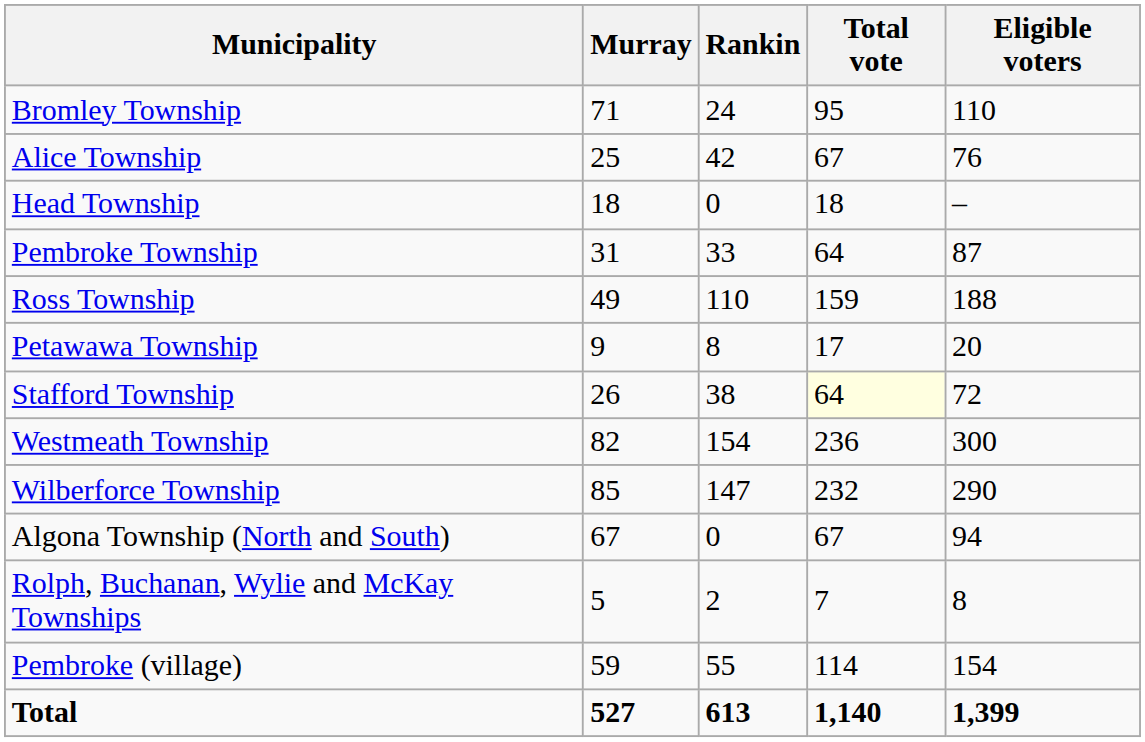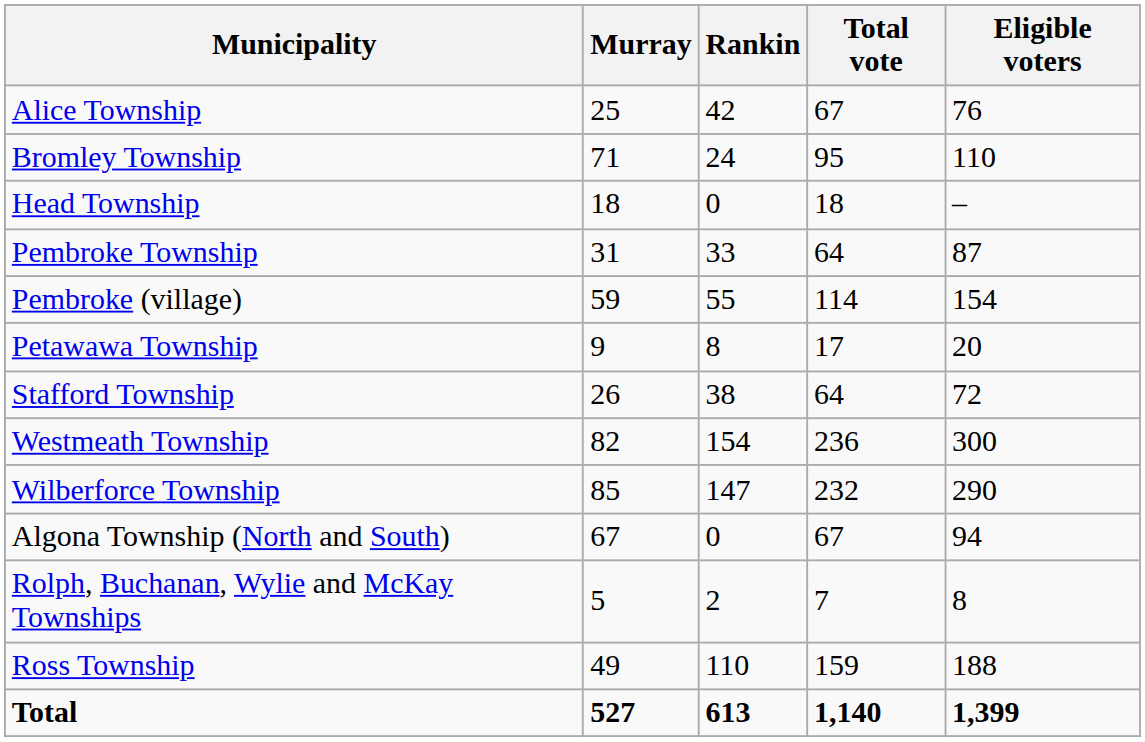rows swapped: (106, 156) <-> (126, 109)
rows swapped: (103, 299) <-> (127, 664)
(829, 394) lightyellow background -> (829, 394) no background
